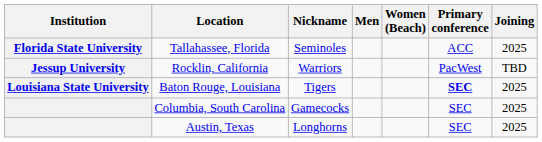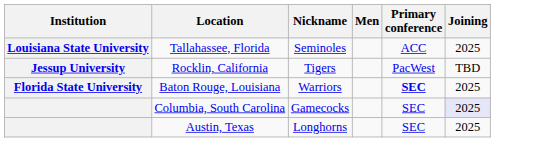- column: (405, 21)
(78, 48) Florida State University -> (78, 48) Louisiana State University
(320, 68) Warriors -> (320, 68) Tigers
(78, 87) Louisiana State University -> (78, 87) Florida State University
(320, 87) Tigers -> (320, 87) Warriors
(514, 107) no background -> (468, 107) lavender background
